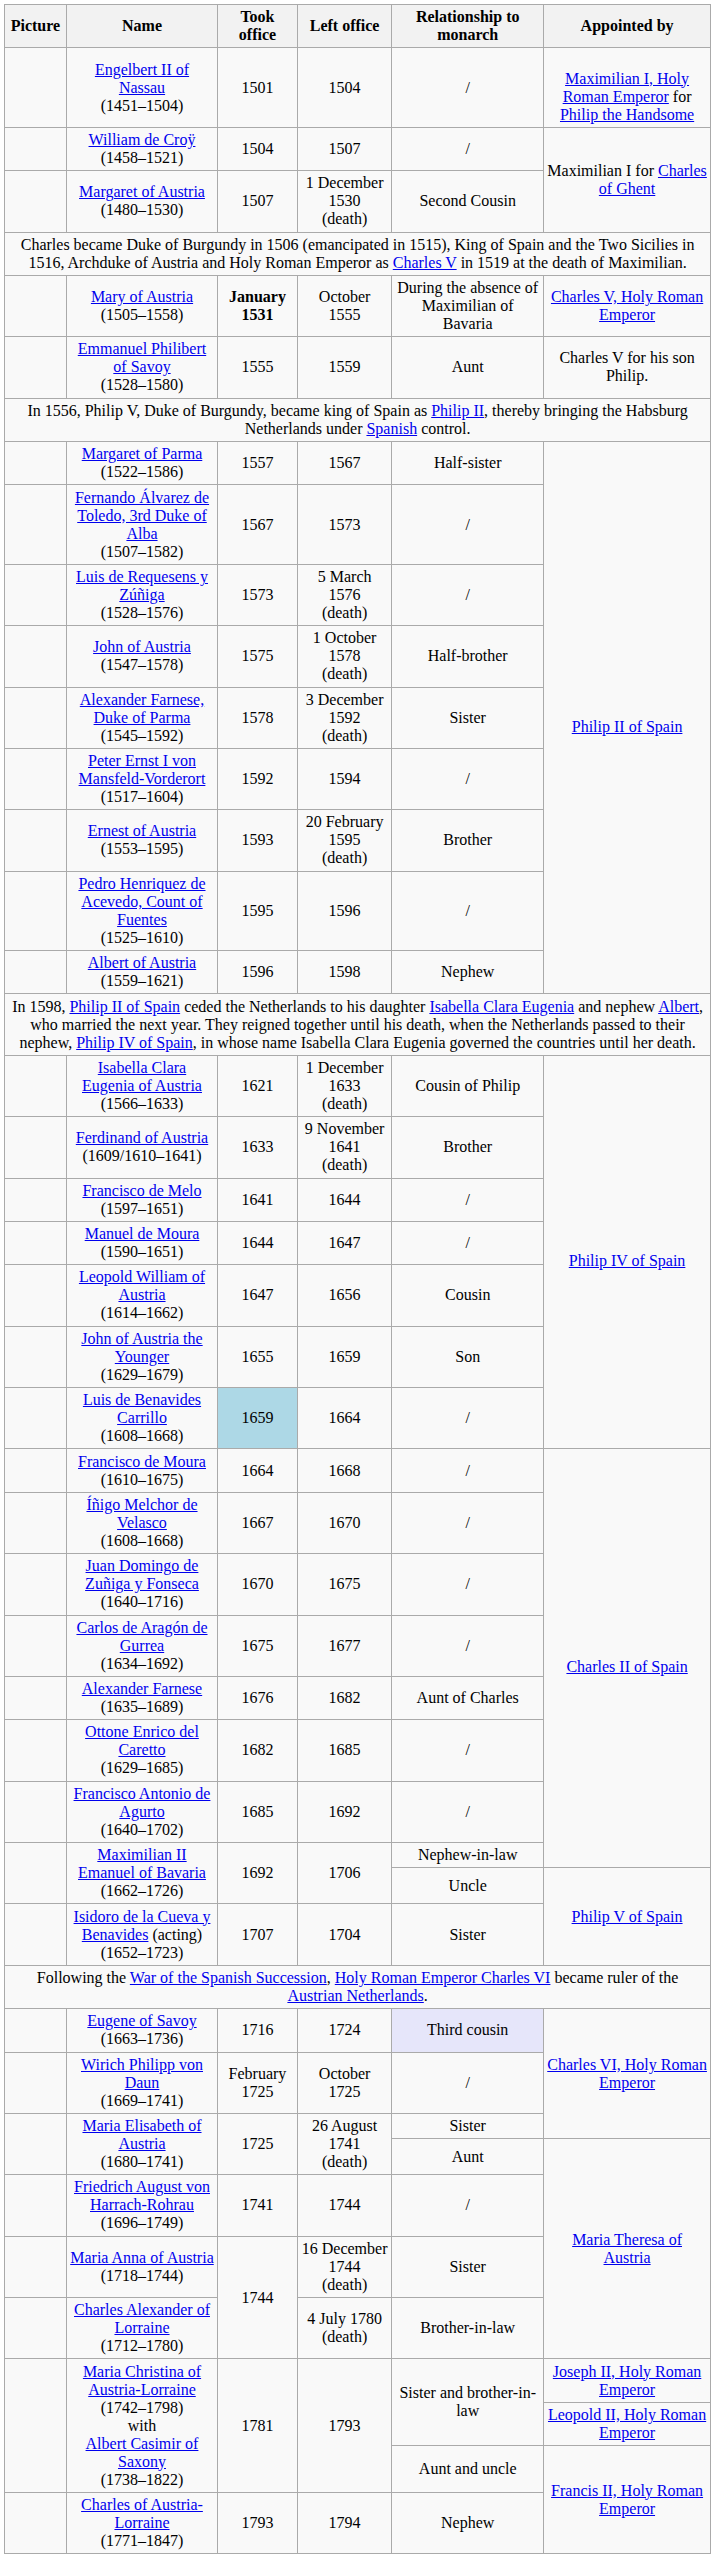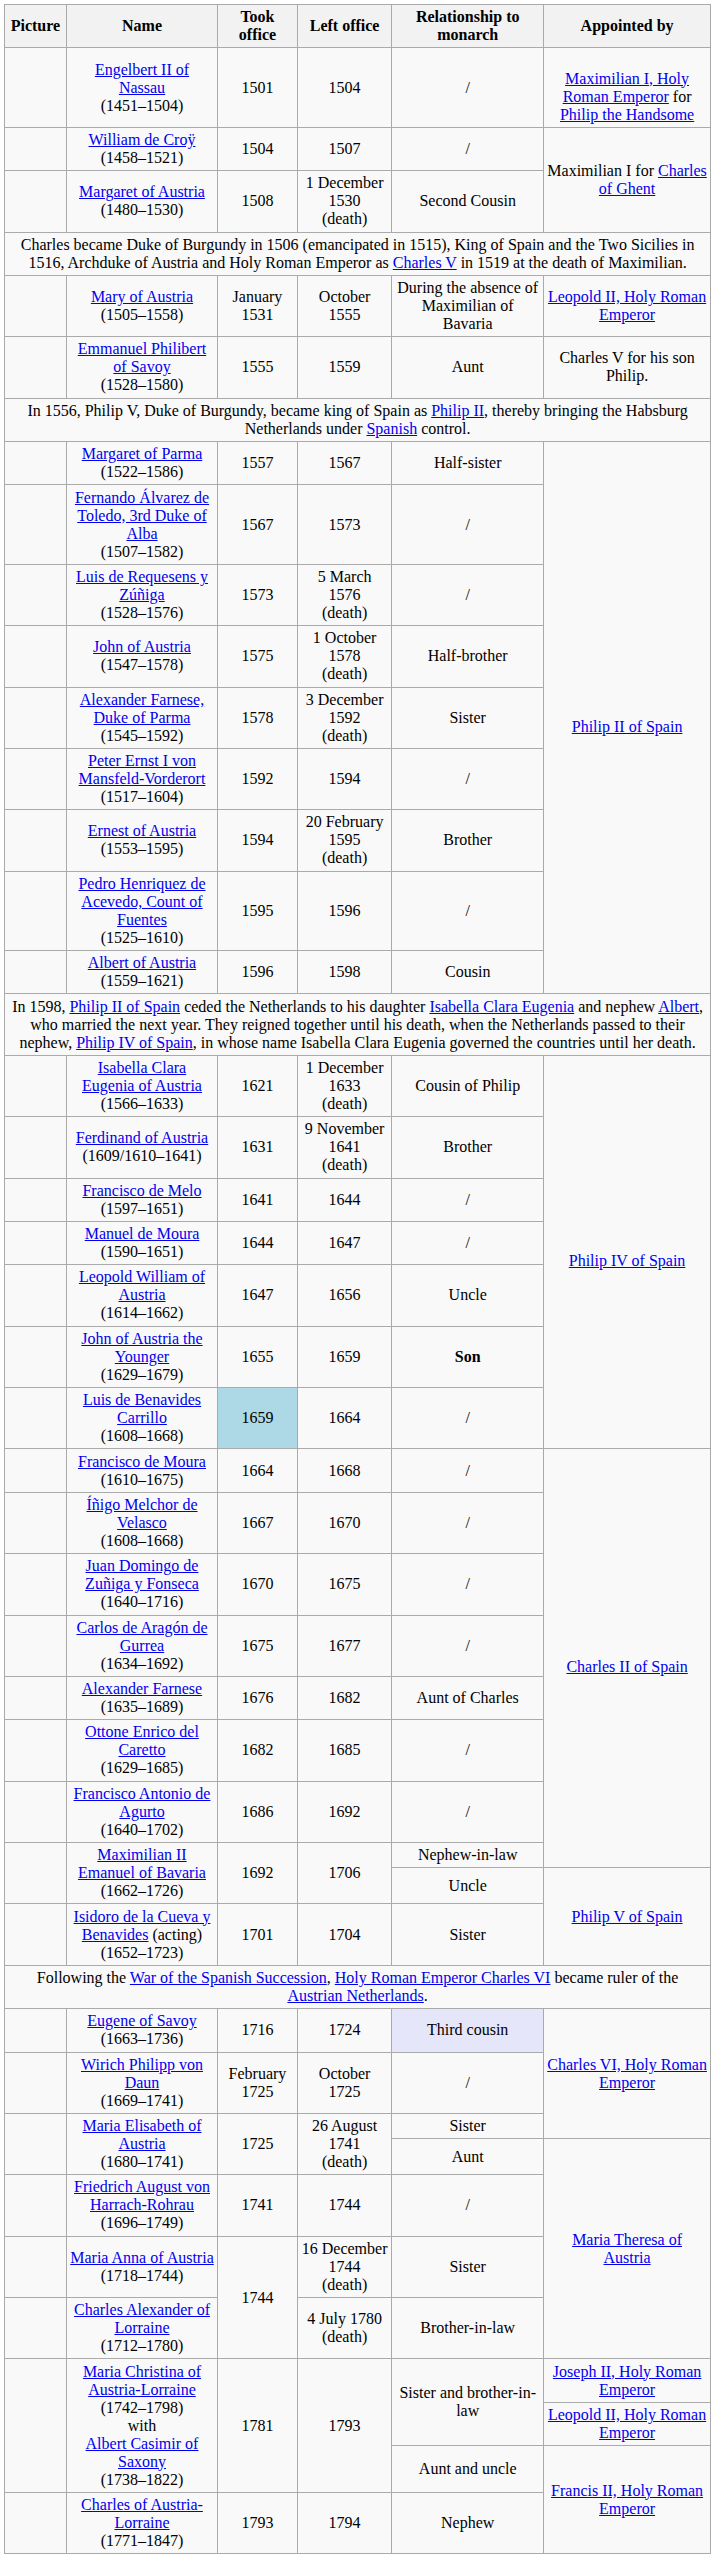(257, 201) 1507 -> (257, 201) 1508
(257, 306) bold -> (257, 306) normal
(627, 306) Charles V, Holy Roman Emperor -> (627, 306) Leopold II, Holy Roman Emperor
(257, 840) 1593 -> (257, 840) 1594
(468, 972) Nephew -> (468, 972) Cousin
(257, 1147) 1633 -> (257, 1147) 1631
(468, 1295) Cousin -> (468, 1295) Uncle
(468, 1356) normal -> (468, 1356) bold
(257, 1811) 1685 -> (257, 1811) 1686
(257, 1934) 1707 -> (257, 1934) 1701
